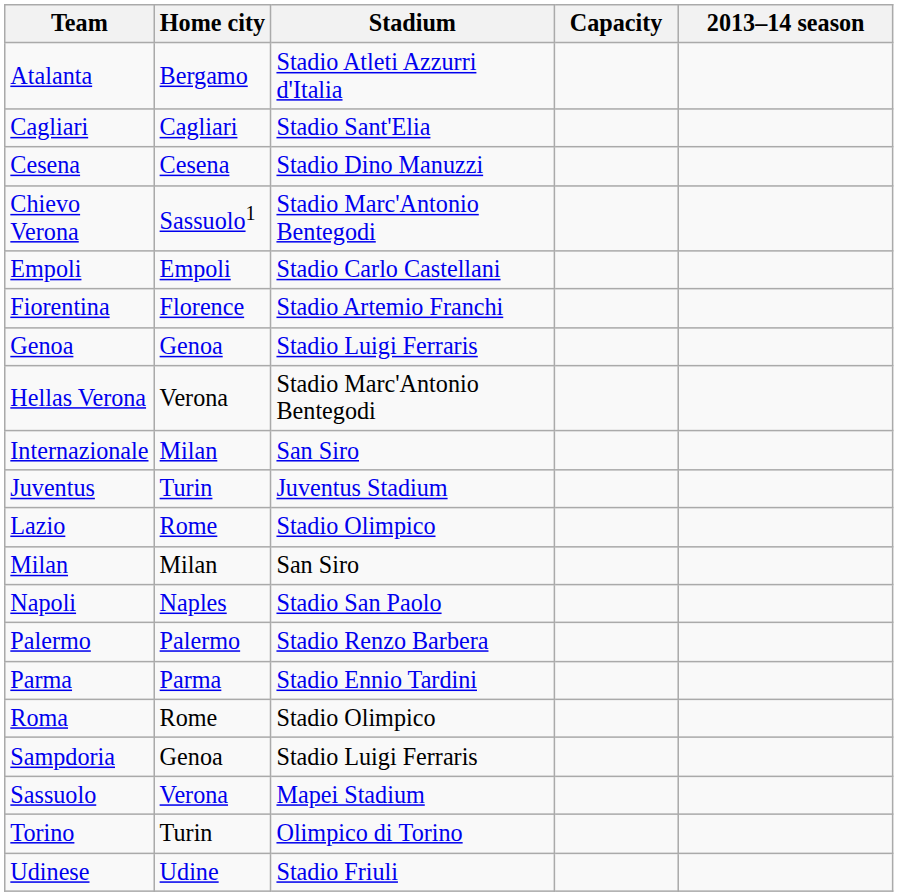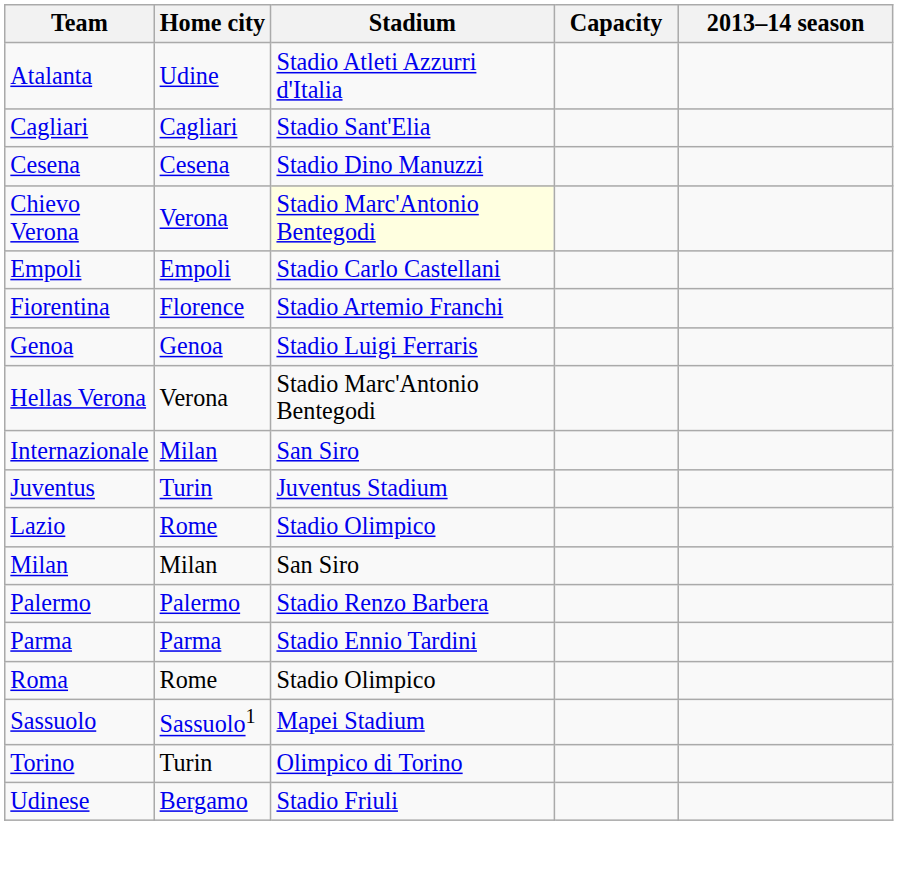(204, 75) Bergamo -> (189, 75) Udine
(208, 217) Sassuolo1 -> (194, 217) Verona
(378, 217) no background -> (378, 217) lightyellow background
- row: (43, 603)
- row: (63, 756)
(194, 794) Verona -> (208, 721) Sassuolo1
(189, 871) Udine -> (204, 801) Bergamo
